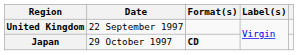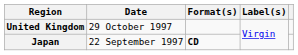(136, 27) 22 September 1997 -> (130, 27) 29 October 1997
(130, 42) 29 October 1997 -> (136, 42) 22 September 1997
